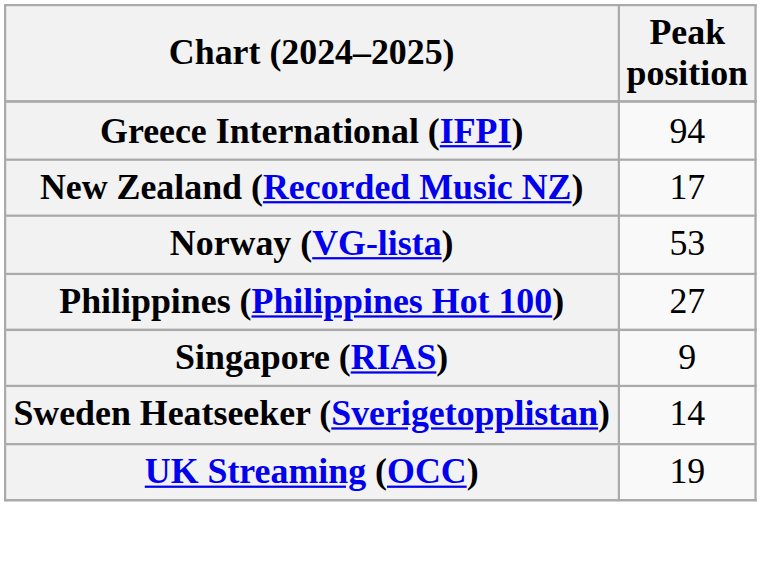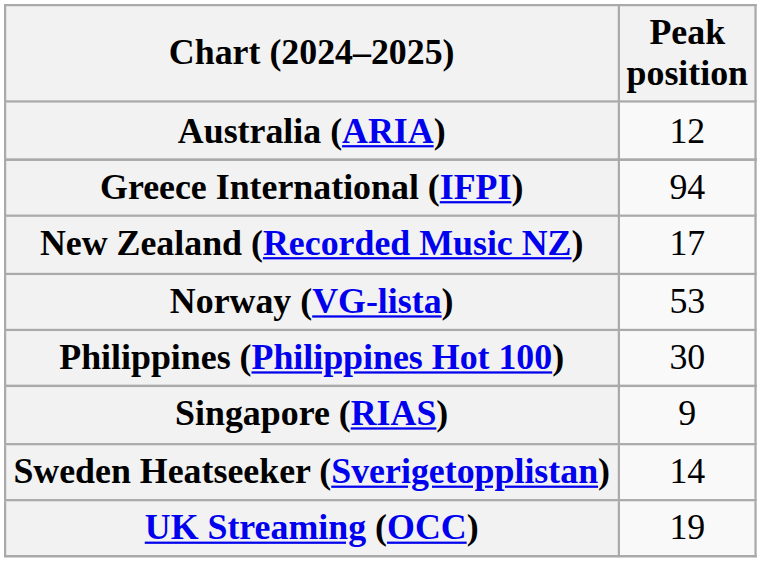+ row: (312, 130)
(687, 300) 27 -> (687, 357) 30
